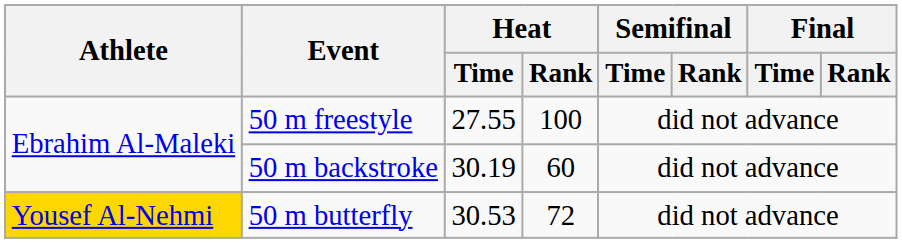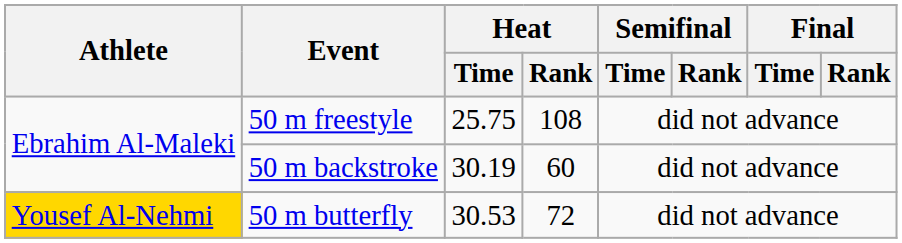(484, 120) 27.55 -> (484, 120) 25.75
(561, 120) 100 -> (561, 120) 108
